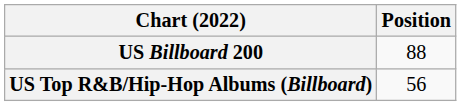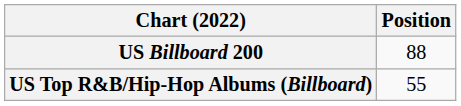(416, 84) 56 -> (416, 84) 55
